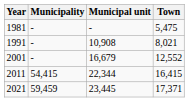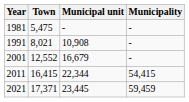columns swapped: (169, 12) <-> (57, 12)
